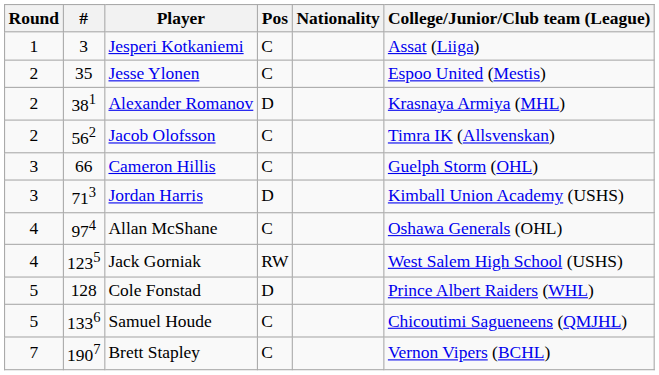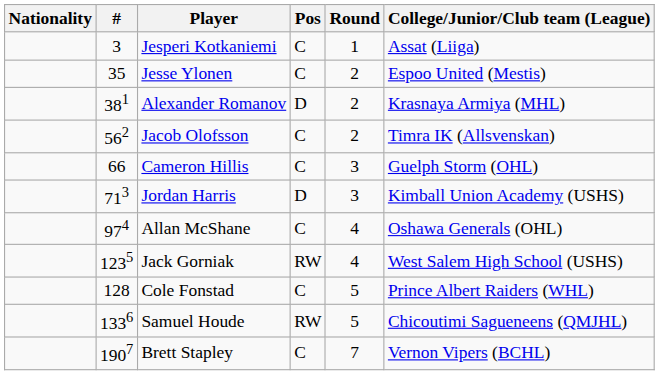columns swapped: (34, 18) <-> (338, 18)
(268, 290) D -> (300, 290) C
(267, 320) C -> (308, 320) RW
